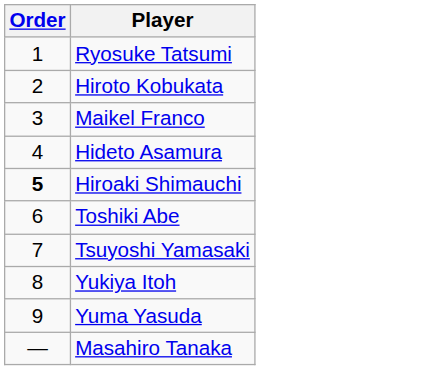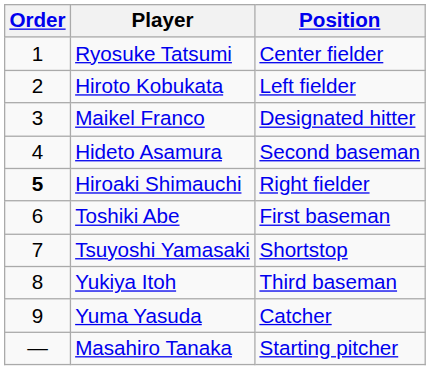+ column: (340, 20)
